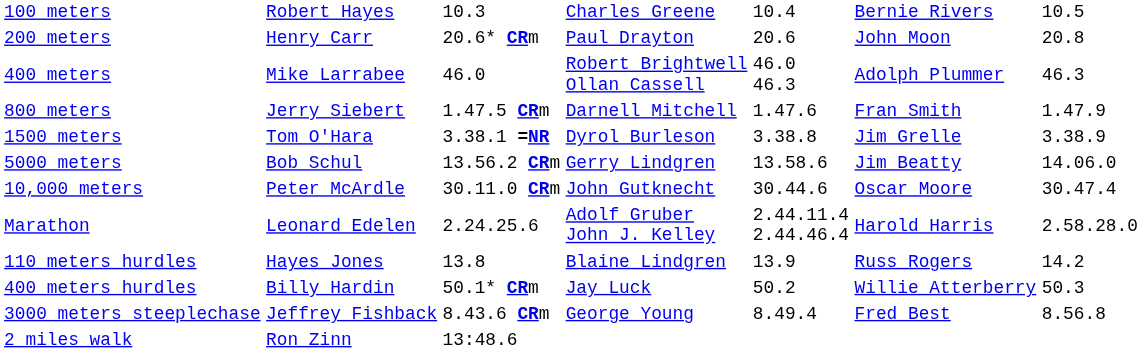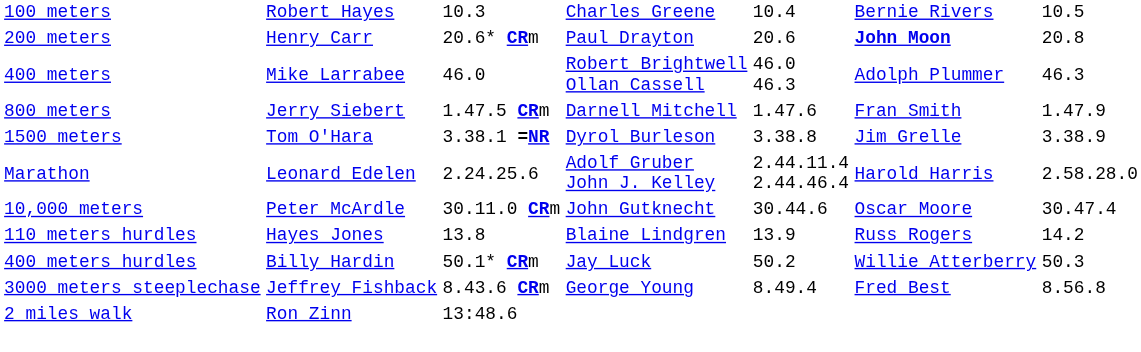(903, 38) normal -> (903, 38) bold
- row: (63, 163)
rows swapped: (74, 189) <-> (47, 225)
